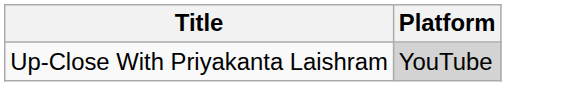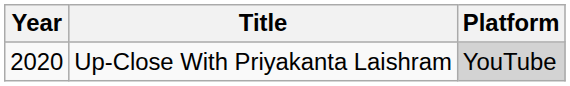+ column: (37, 23)
